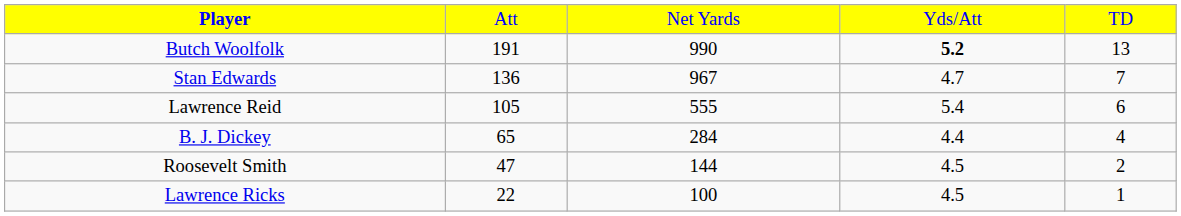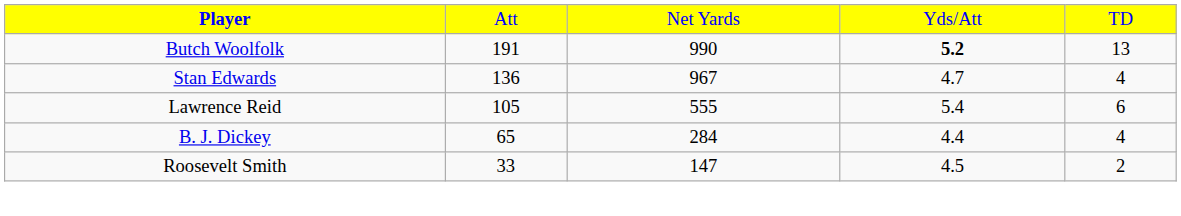(1121, 78) 7 -> (1121, 78) 4
(506, 166) 47 -> (506, 166) 33
(703, 166) 144 -> (703, 166) 147
- row: (225, 195)
